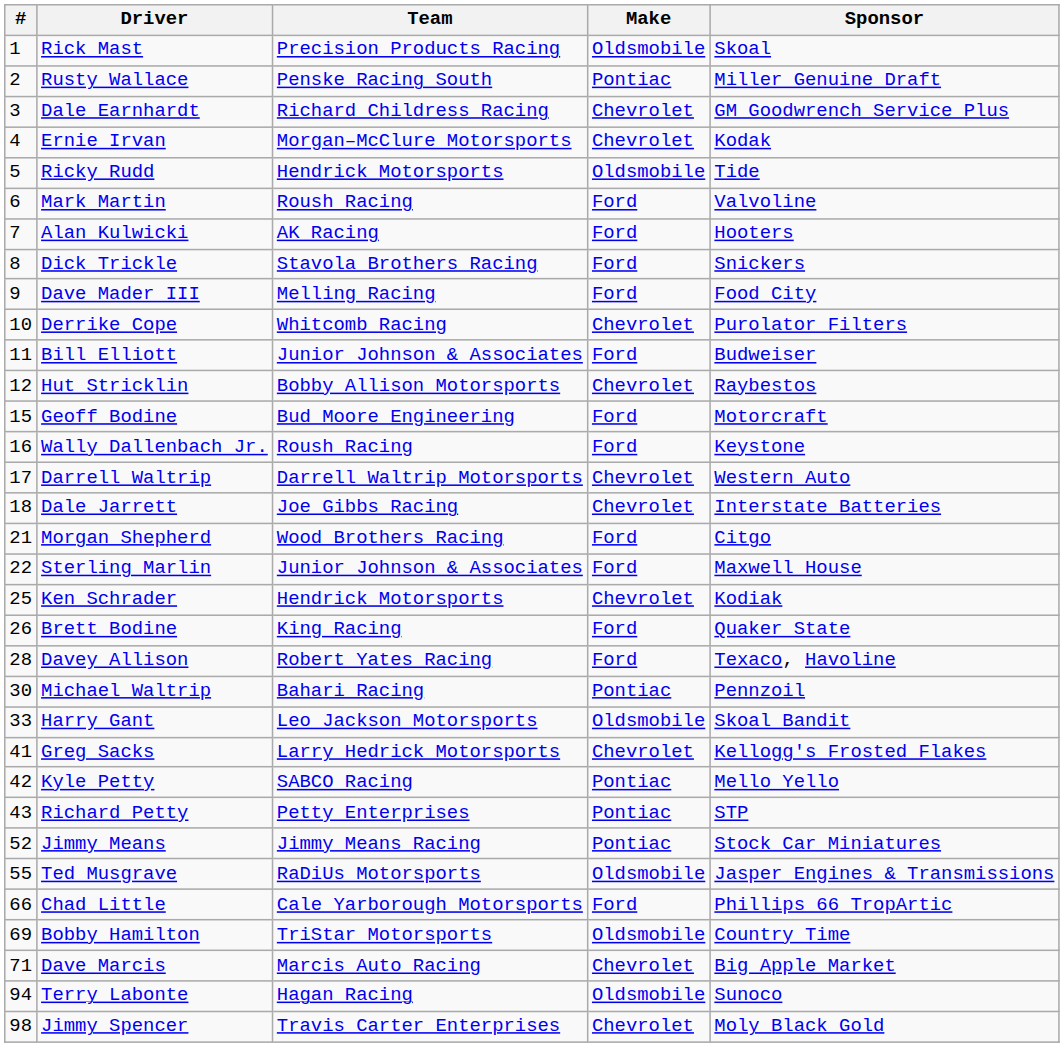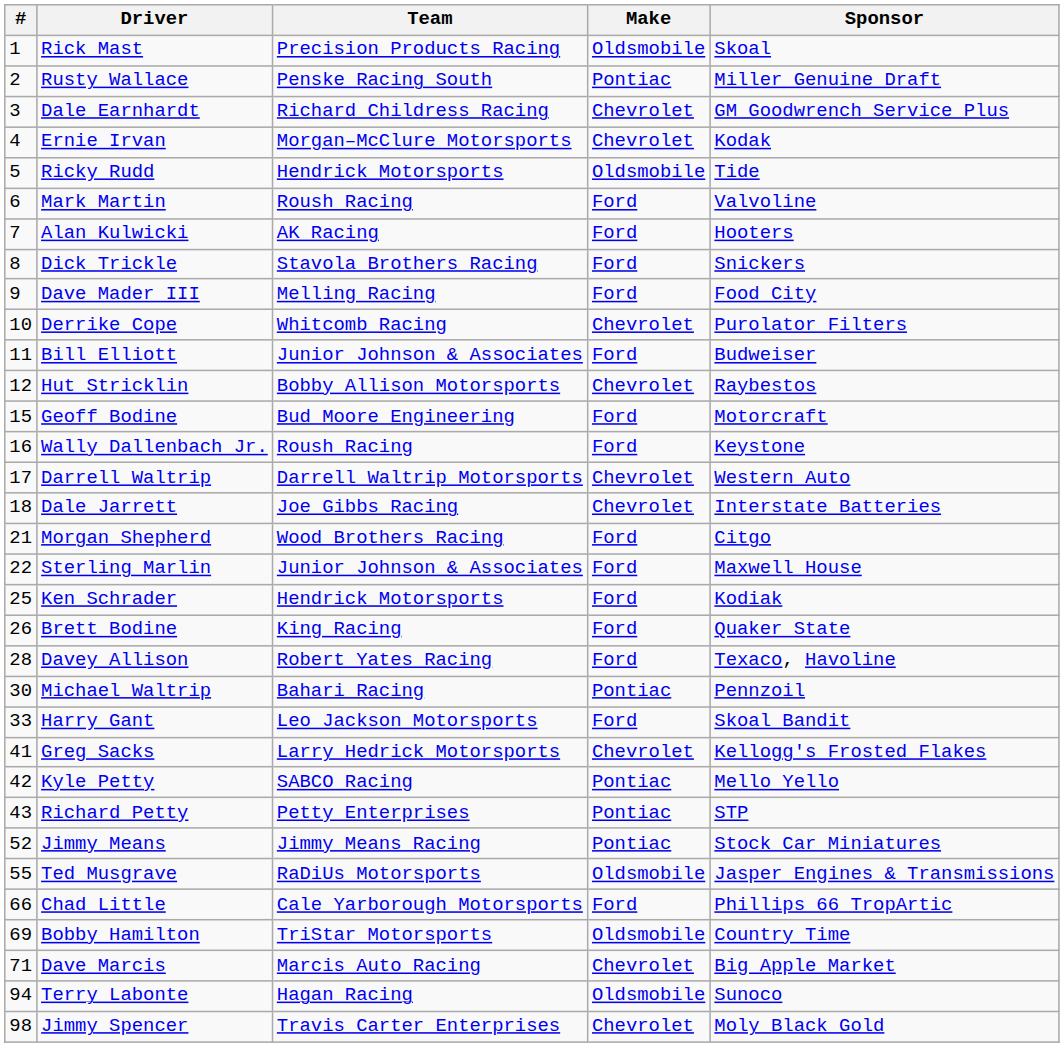(643, 600) Chevrolet -> (615, 600) Ford
(649, 722) Oldsmobile -> (615, 722) Ford
